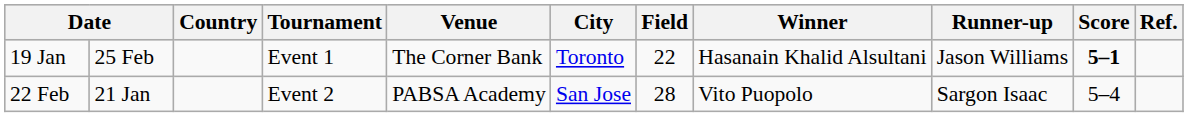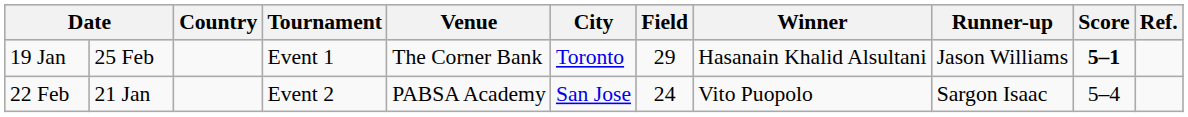(665, 57) 22 -> (665, 57) 29
(665, 93) 28 -> (665, 93) 24
